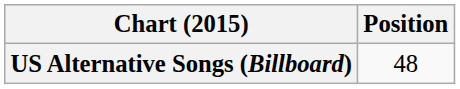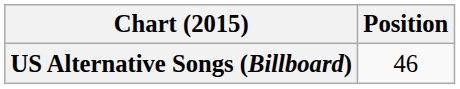(406, 63) 48 -> (406, 63) 46
